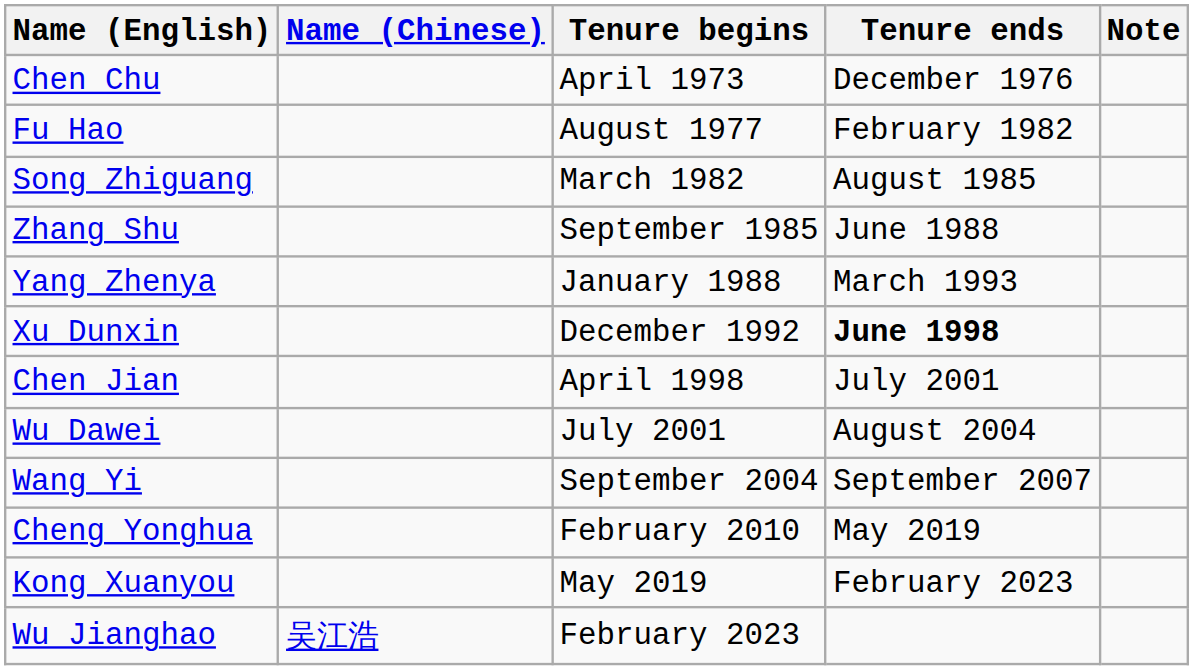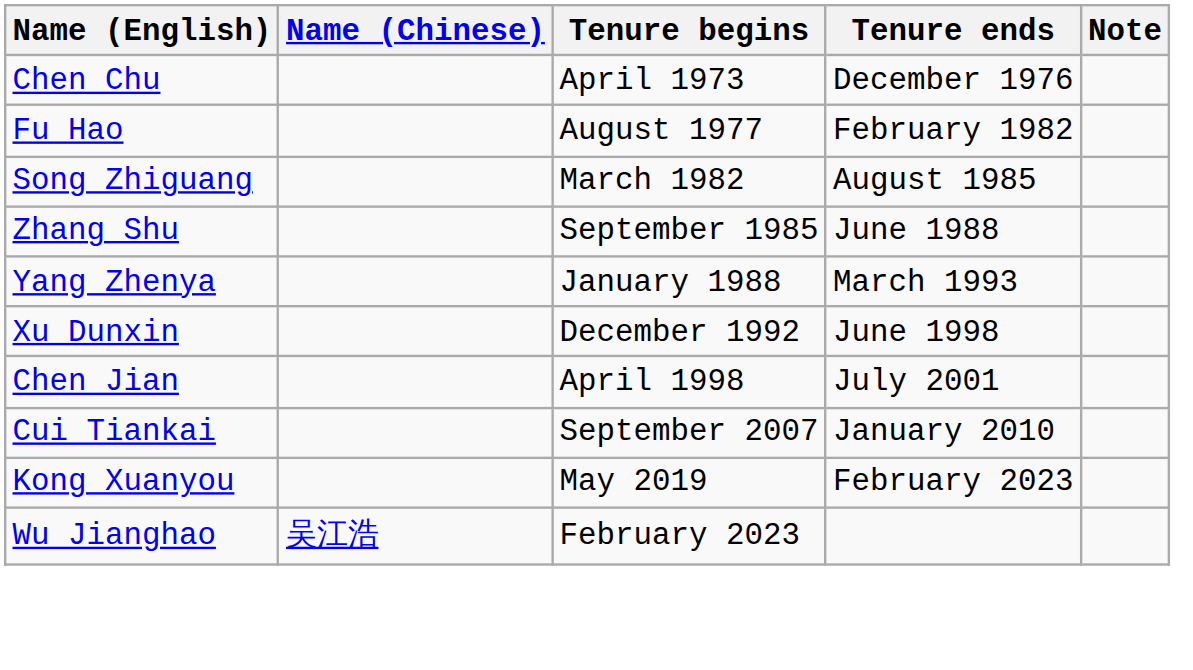(916, 332) bold -> (916, 332) normal
- row: (86, 432)
- row: (77, 482)
+ row: (114, 432)
- row: (133, 532)
